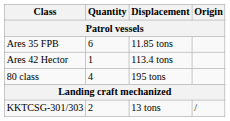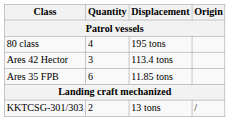rows swapped: (23, 76) <-> (33, 44)
(91, 60) 1 -> (91, 60) 3
